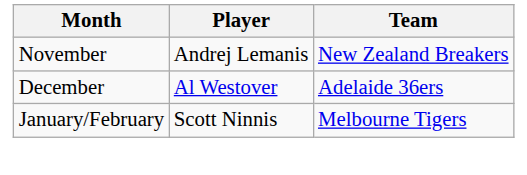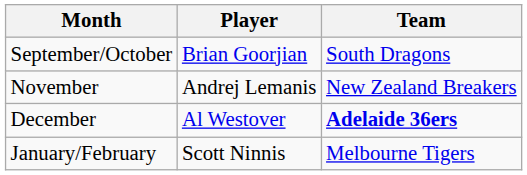+ row: (91, 53)
(381, 86) normal -> (392, 119) bold
